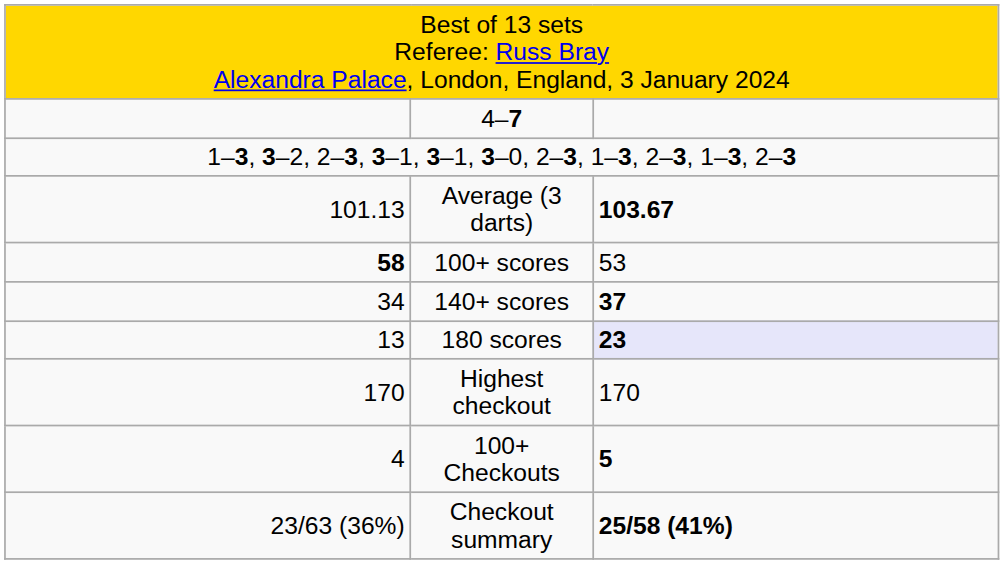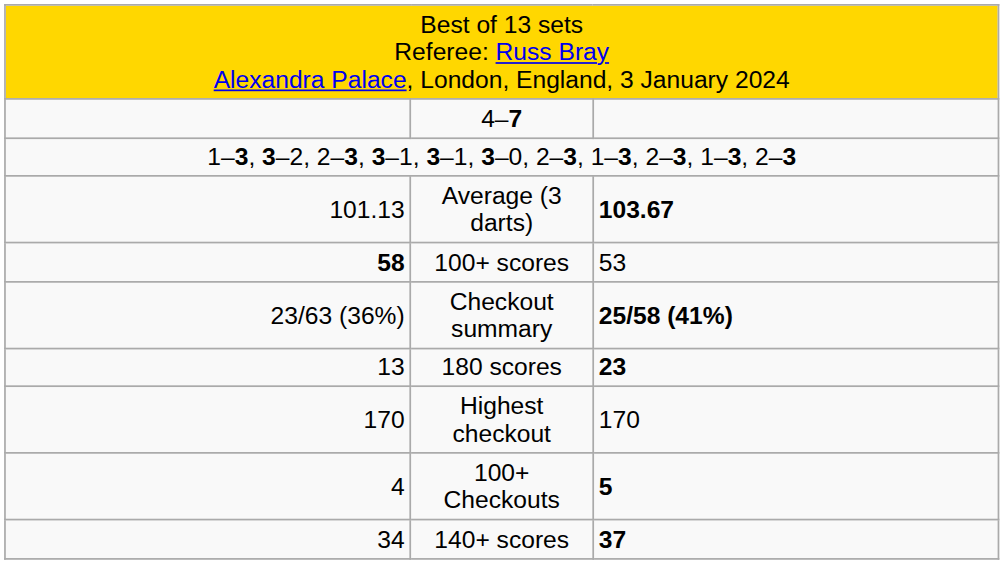rows swapped: (502, 301) <-> (502, 525)
(612, 340) lavender background -> (612, 368) no background
